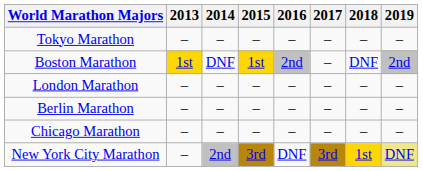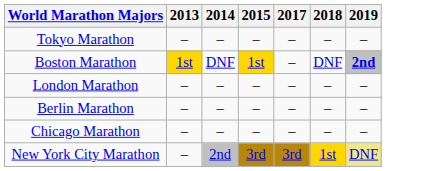- column: (292, 16)
(399, 62) normal -> (364, 62) bold
